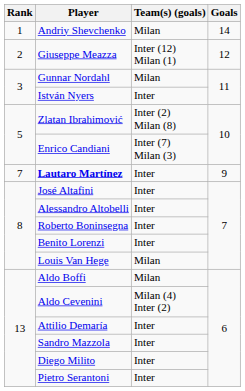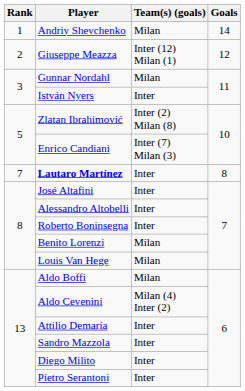(224, 173) 9 -> (224, 173) 8
(144, 243) Inter -> (147, 243) Milan
